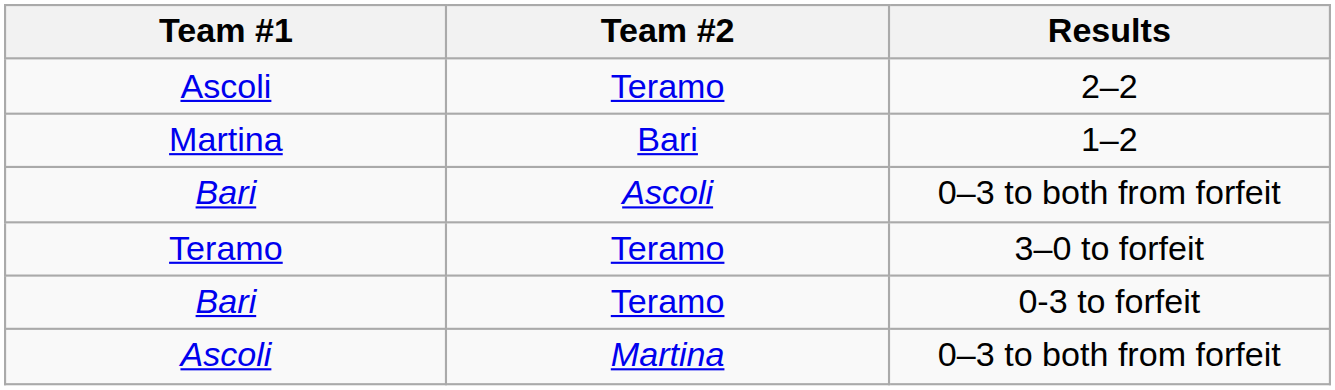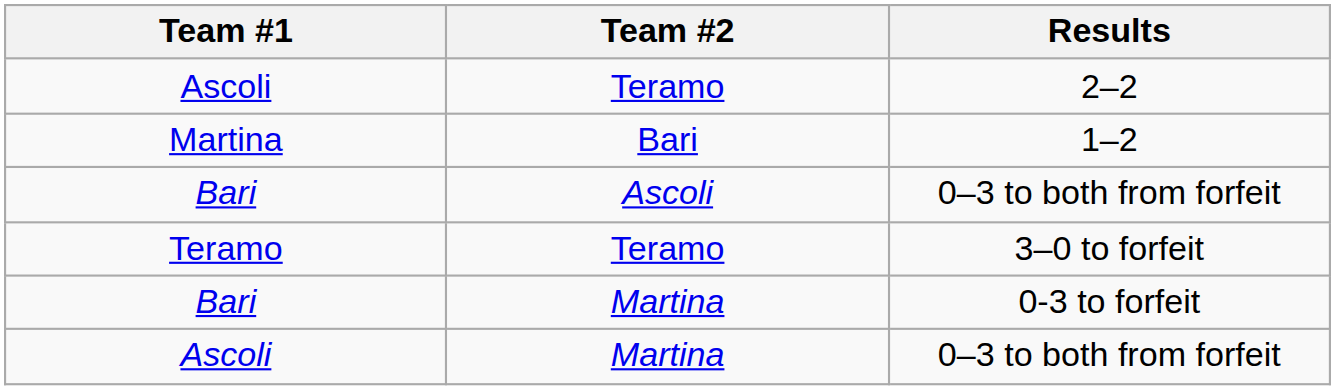(668, 301) Teramo -> (668, 301) Martina
